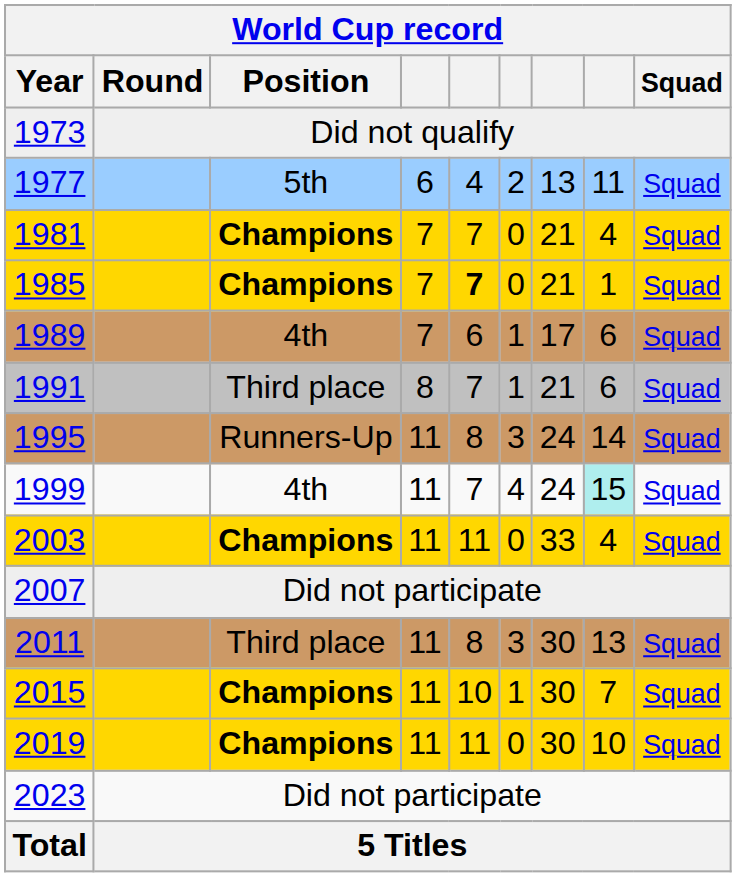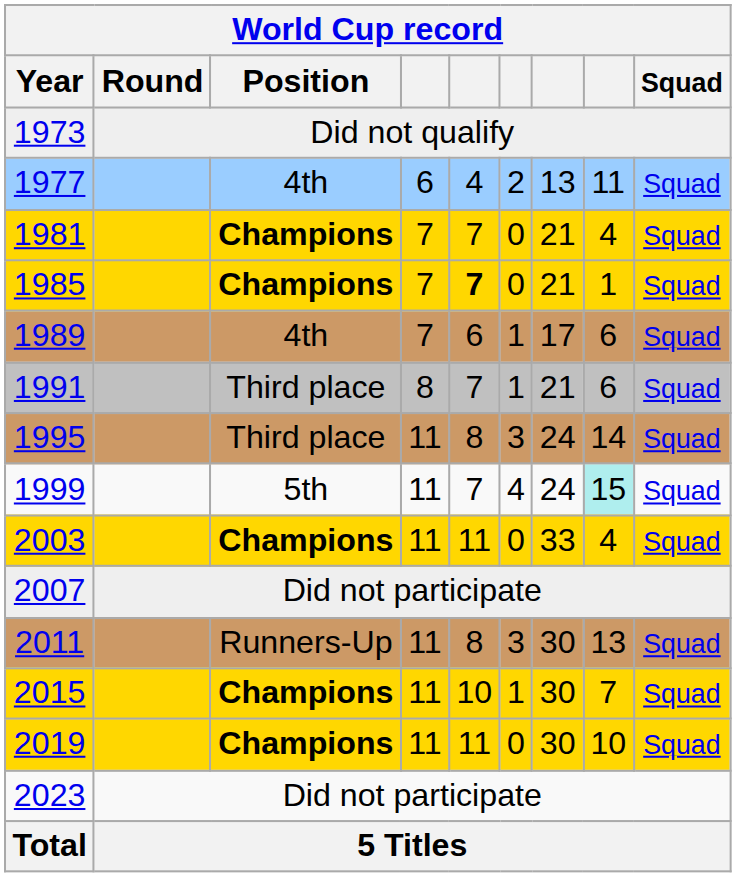(306, 183) 5th -> (306, 183) 4th
(306, 438) Runners-Up -> (306, 438) Third place
(306, 489) 4th -> (306, 489) 5th
(306, 642) Third place -> (306, 642) Runners-Up
